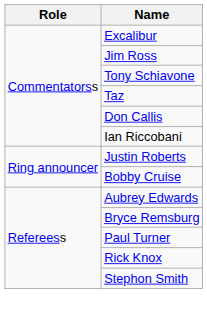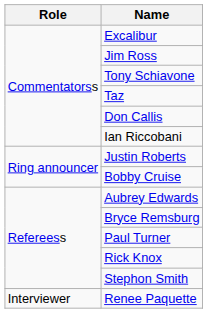+ row: (150, 298)
